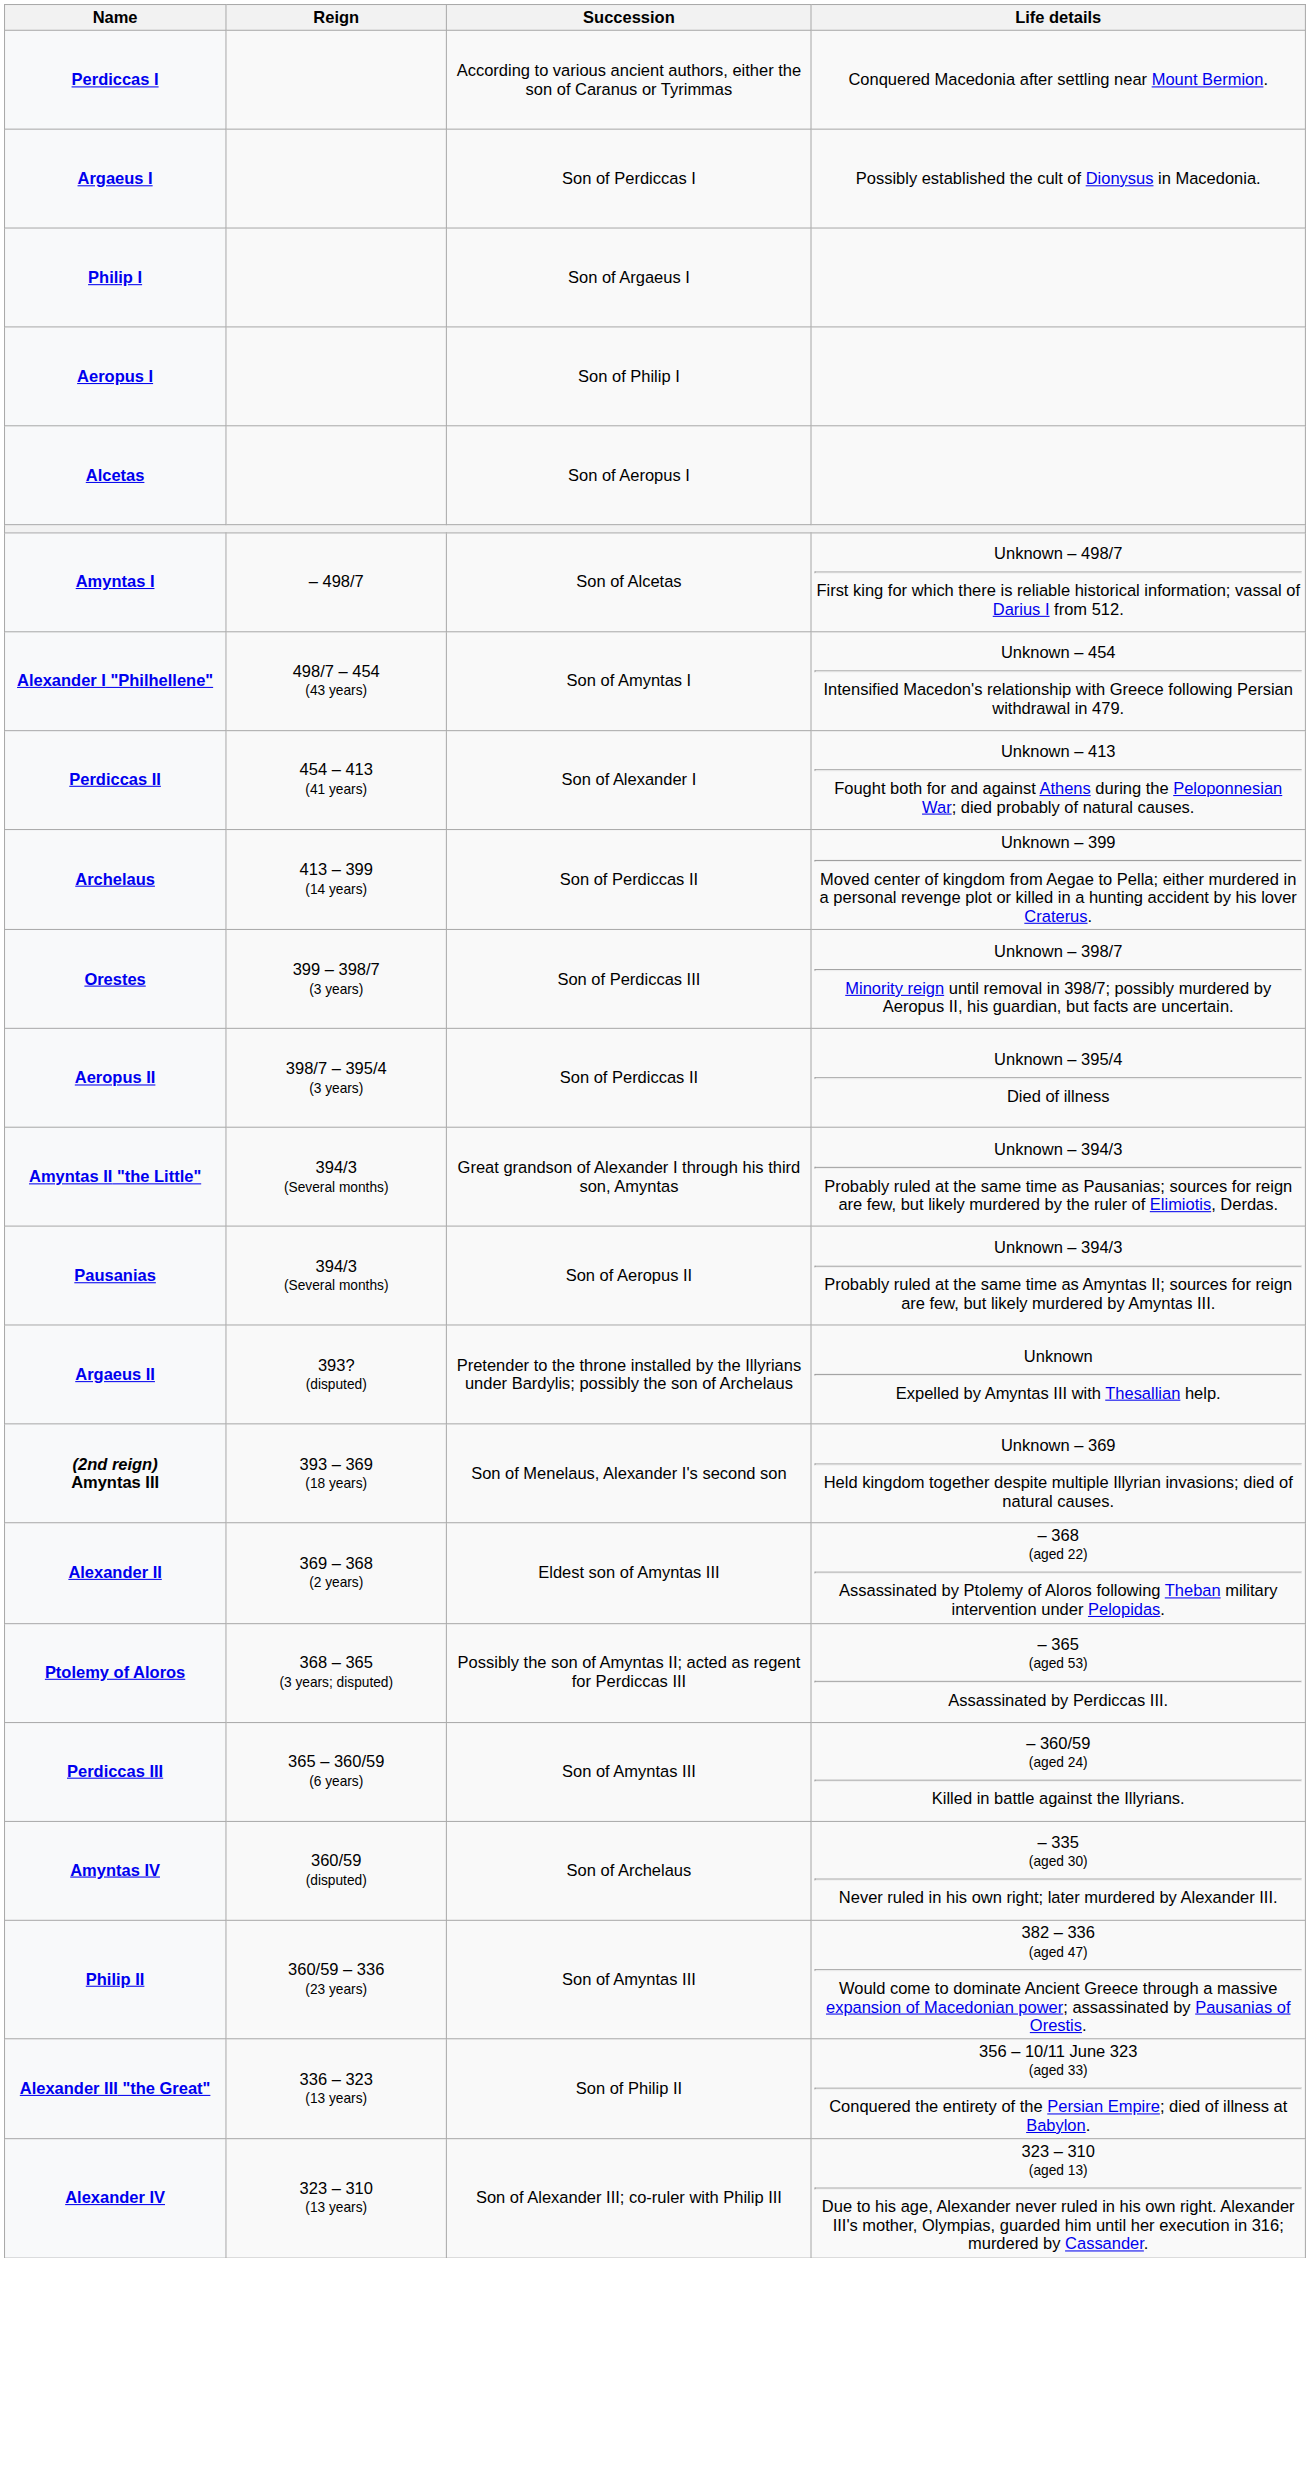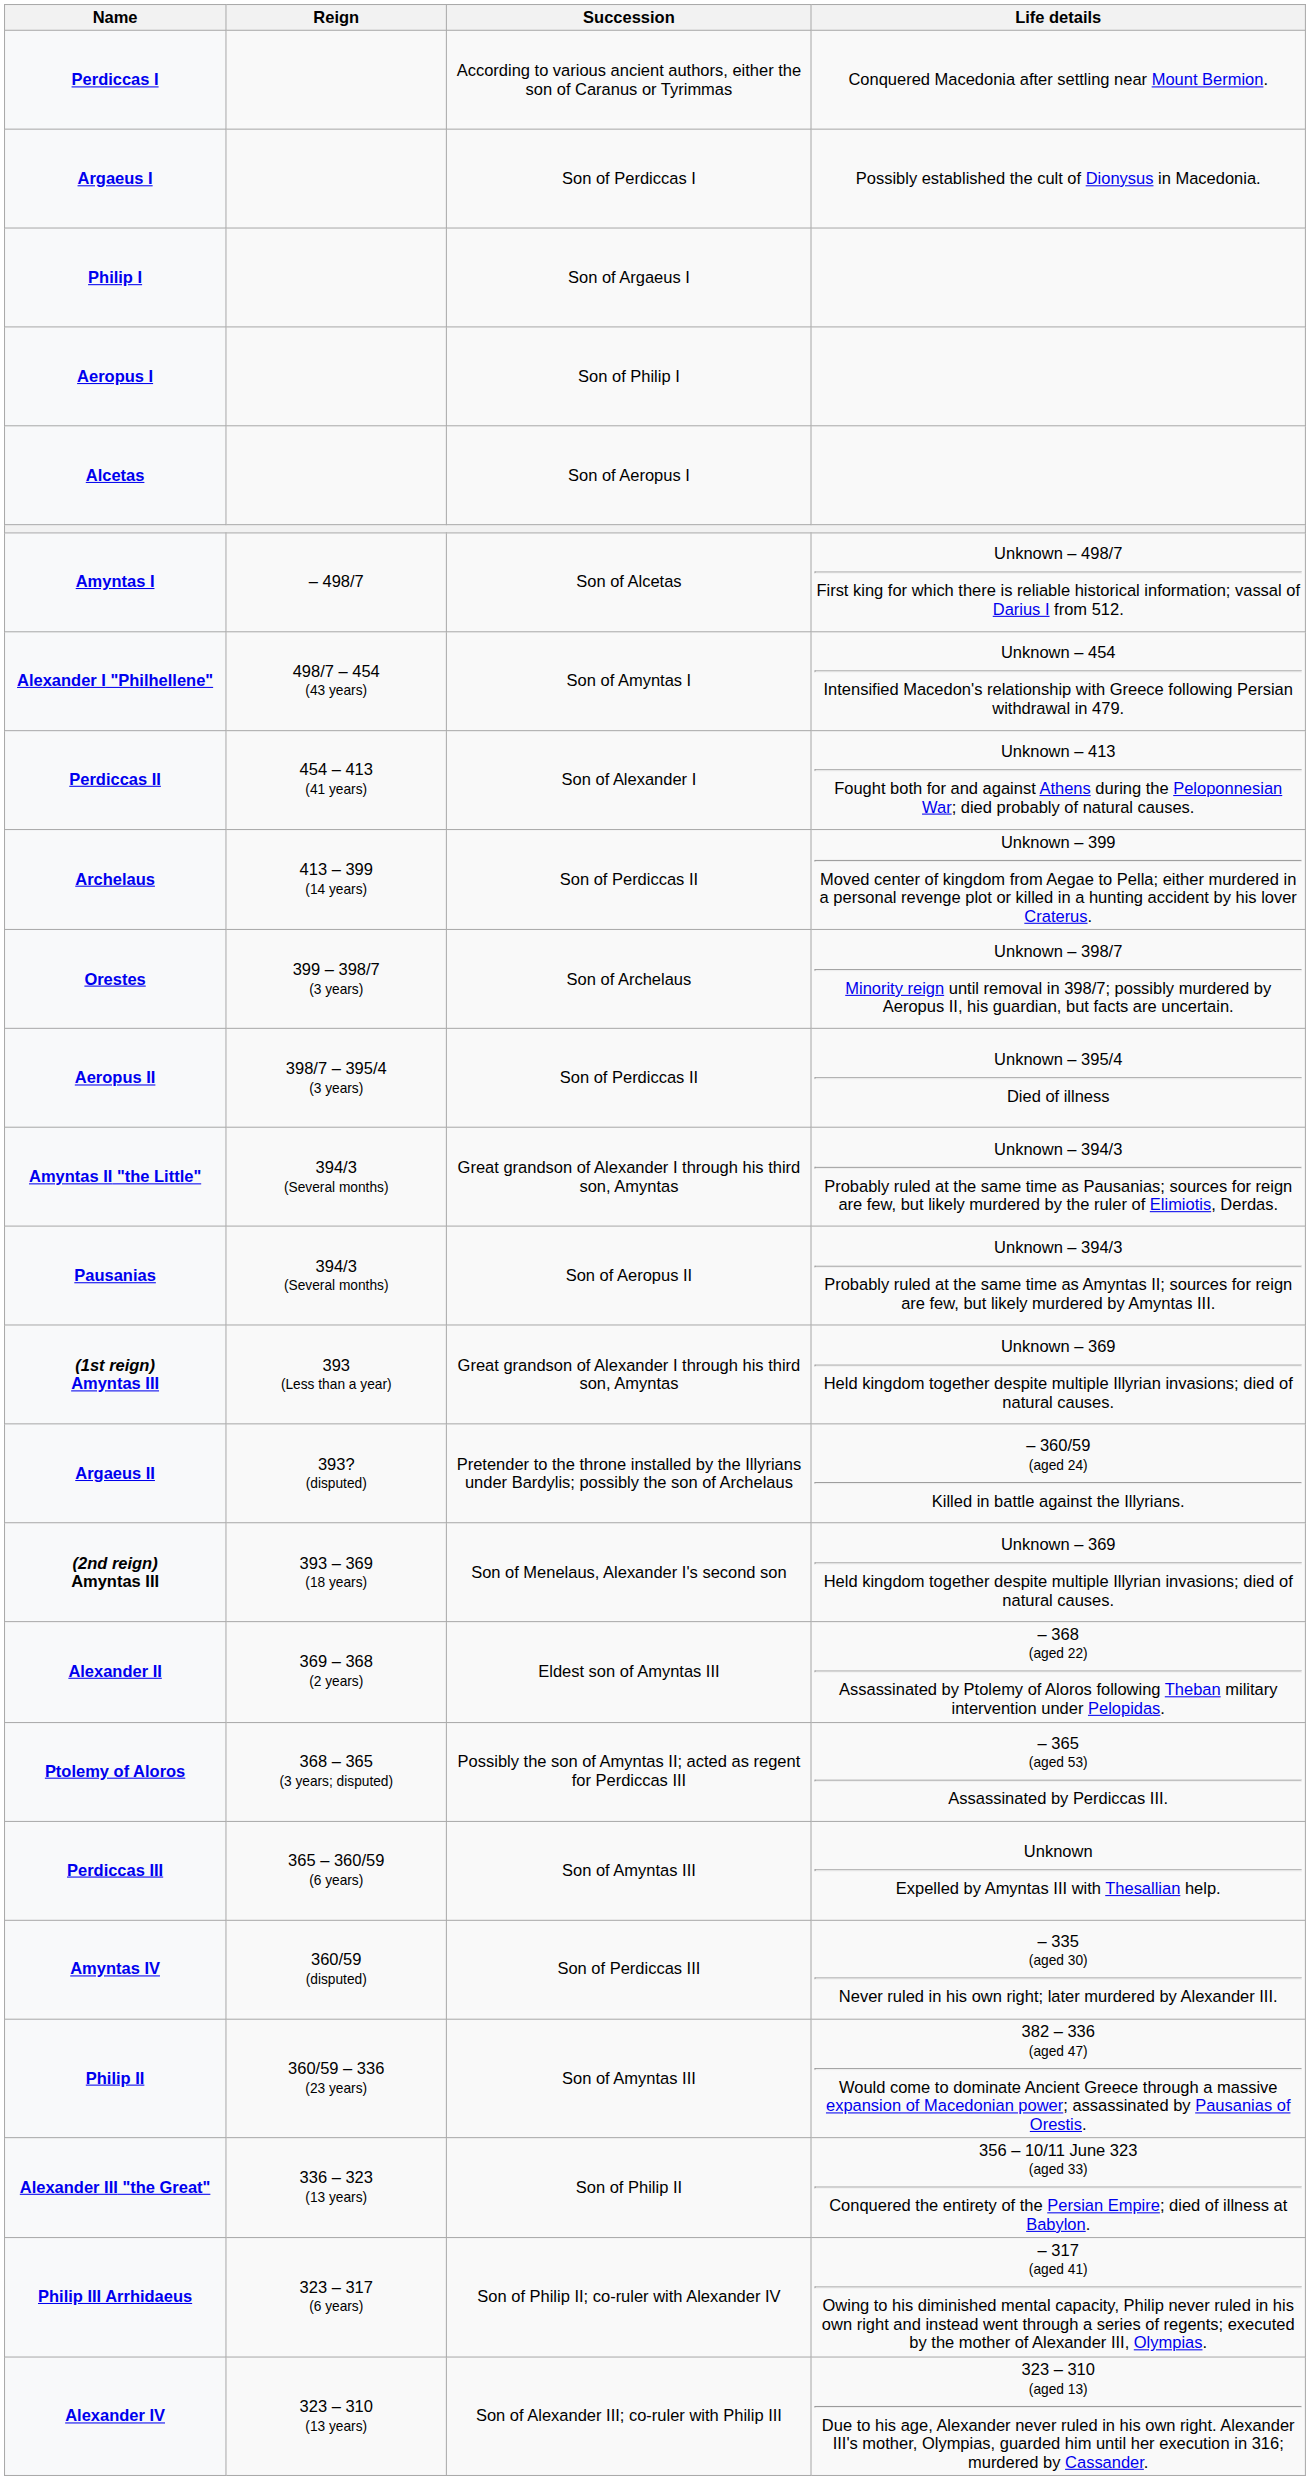(629, 979) Son of Perdiccas III -> (629, 979) Son of Archelaus
+ row: (115, 1374)
(1058, 1374) Unknown Expelled by Amyntas III with Thesallian help. -> (1058, 1473) – 360/59 (aged 24) Killed in battle against the Illyrians.
(1058, 1771) – 360/59 (aged 24) Killed in battle against the Illyrians. -> (1058, 1870) Unknown Expelled by Amyntas III with Thesallian help.
(629, 1870) Son of Archelaus -> (629, 1969) Son of Perdiccas III
+ row: (115, 2297)
